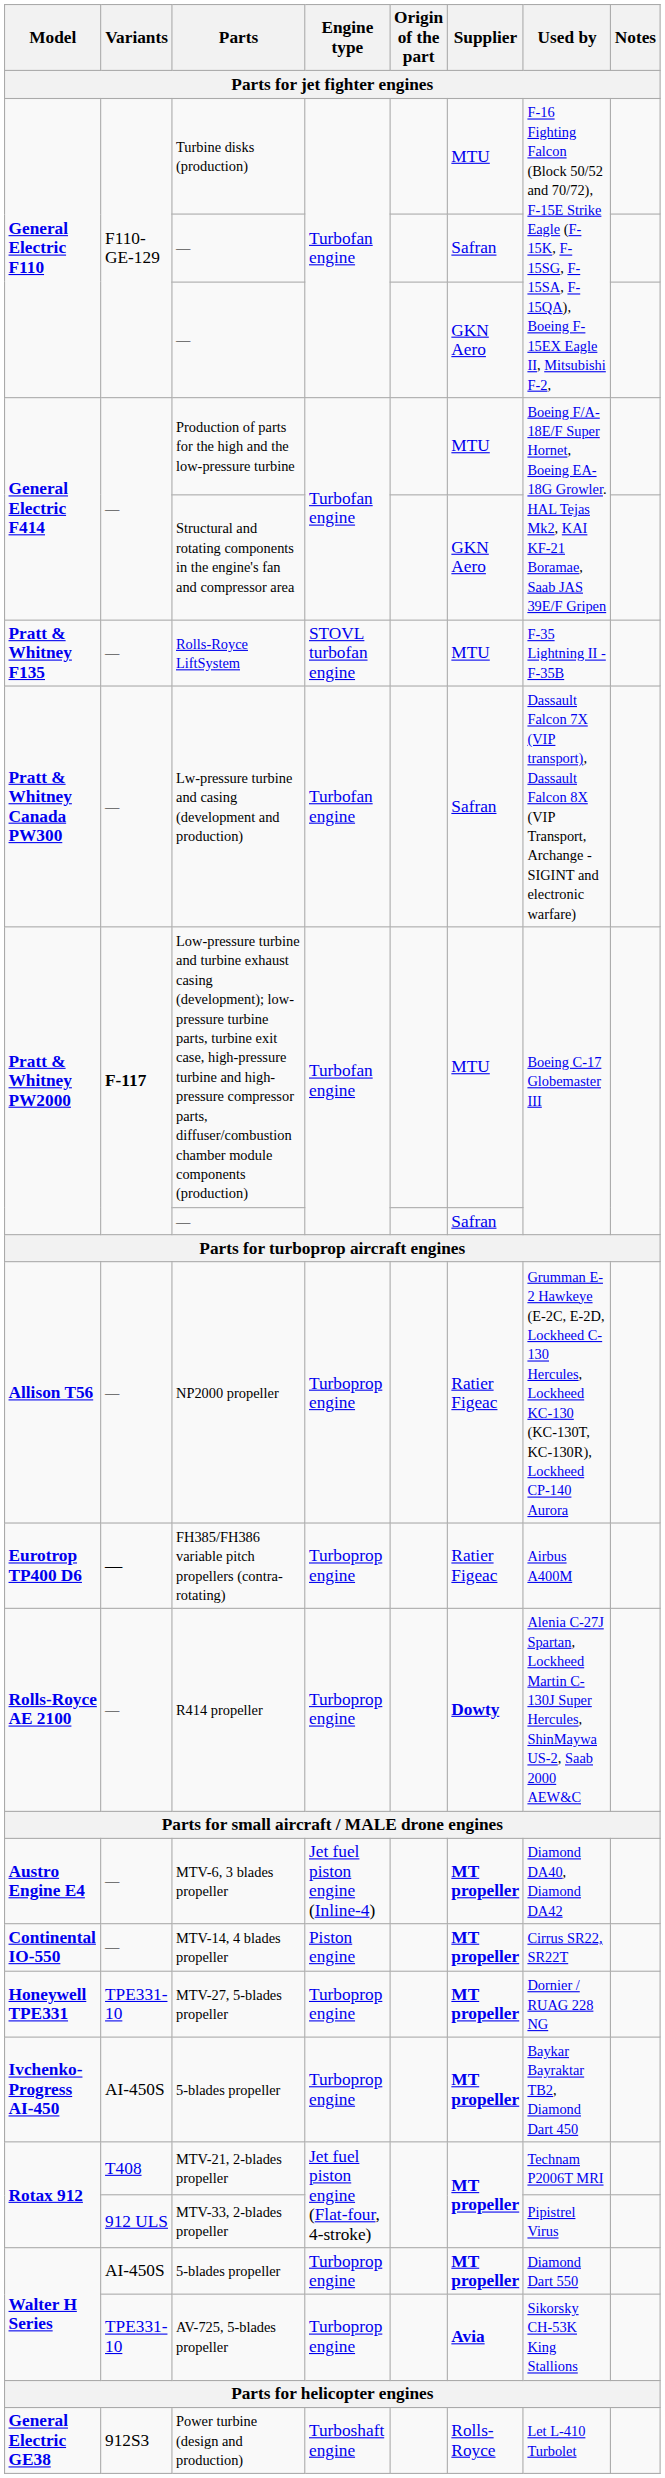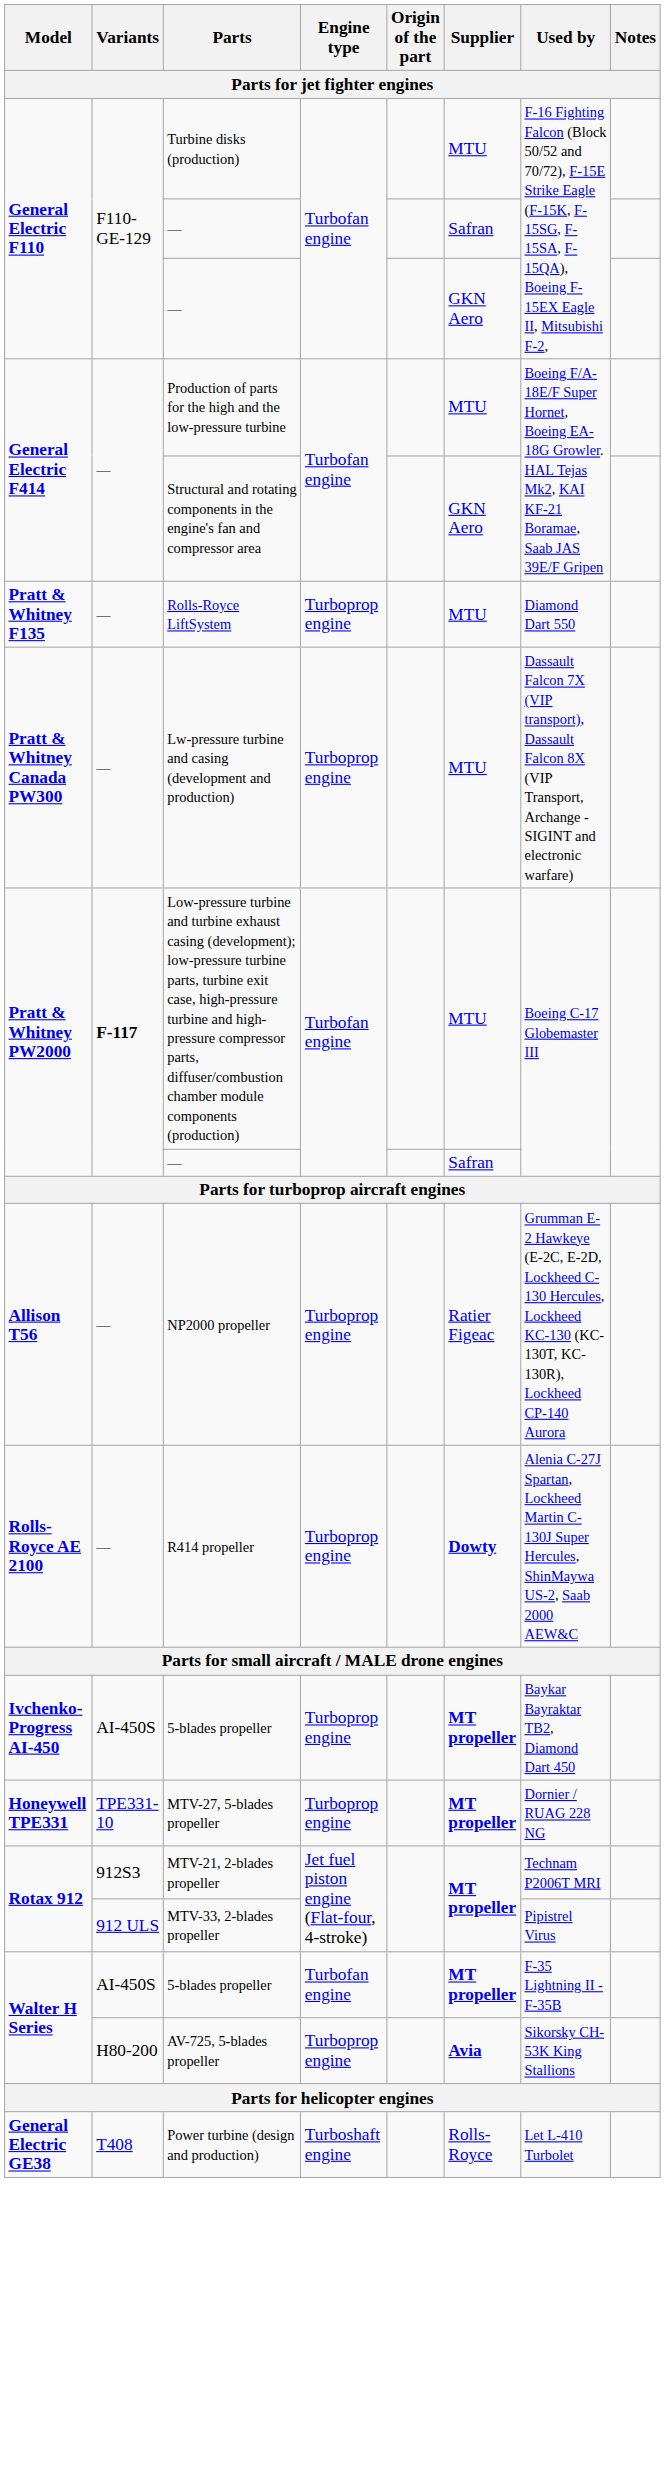(338, 652) STOVL turbofan engine -> (342, 613) Turboprop engine
(567, 653) F-35 Lightning II - F-35B -> (551, 614) Diamond Dart 550
(341, 806) Turbofan engine -> (342, 767) Turboprop engine
(474, 806) Safran -> (468, 767) MTU
- row: (45, 1565)
- row: (47, 1881)
- row: (52, 1947)
rows swapped: (47, 2003) <-> (45, 2089)
(123, 2168) T408 -> (118, 1872) 912S3
(346, 2270) Turboprop engine -> (337, 1984) Turbofan engine
(554, 2271) Diamond Dart 550 -> (564, 1985) F-35 Lightning II - F-35B
(136, 2337) TPE331-10 -> (127, 2050) H80-200
(127, 2440) 912S3 -> (114, 2144) T408
